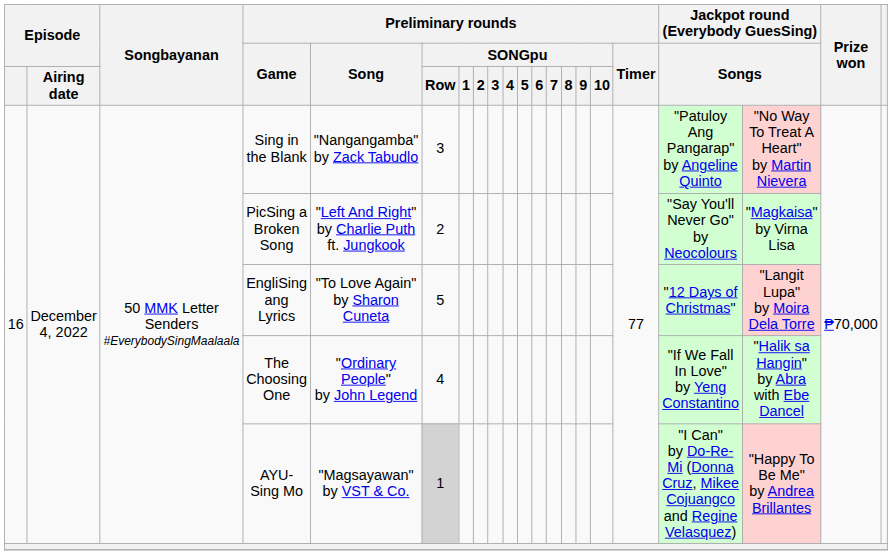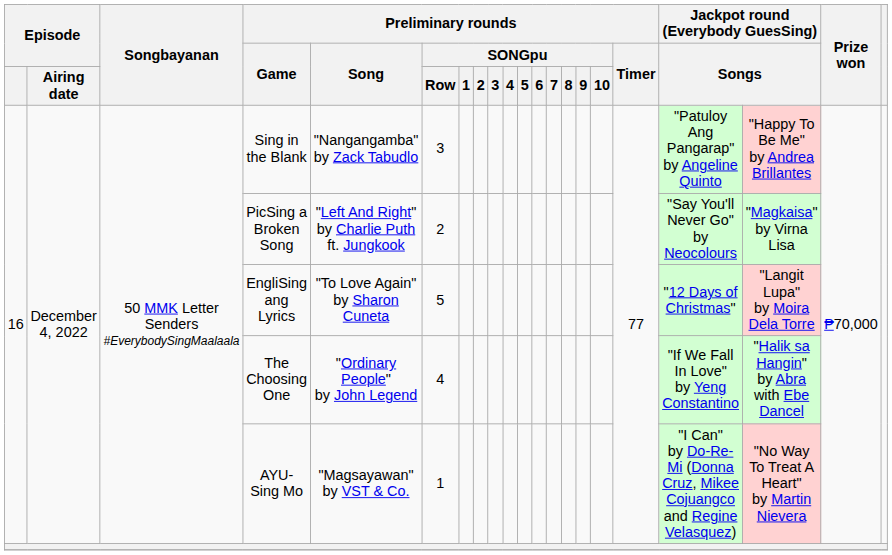(782, 149) "No Way To Treat A Heart" by Martin Nievera -> (782, 149) "Happy To Be Me" by Andrea Brillantes
(440, 483) lightgrey background -> (440, 483) no background
(782, 483) "Happy To Be Me" by Andrea Brillantes -> (782, 483) "No Way To Treat A Heart" by Martin Nievera
